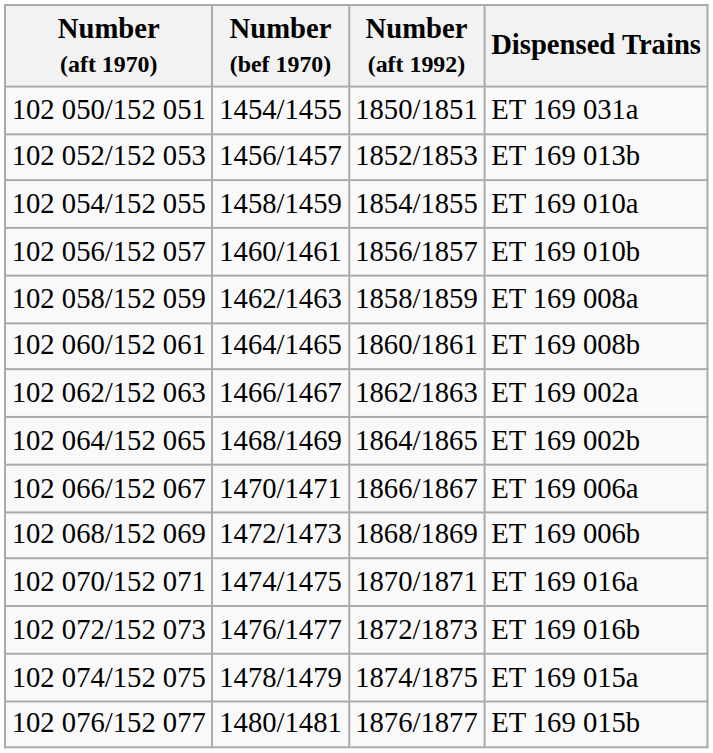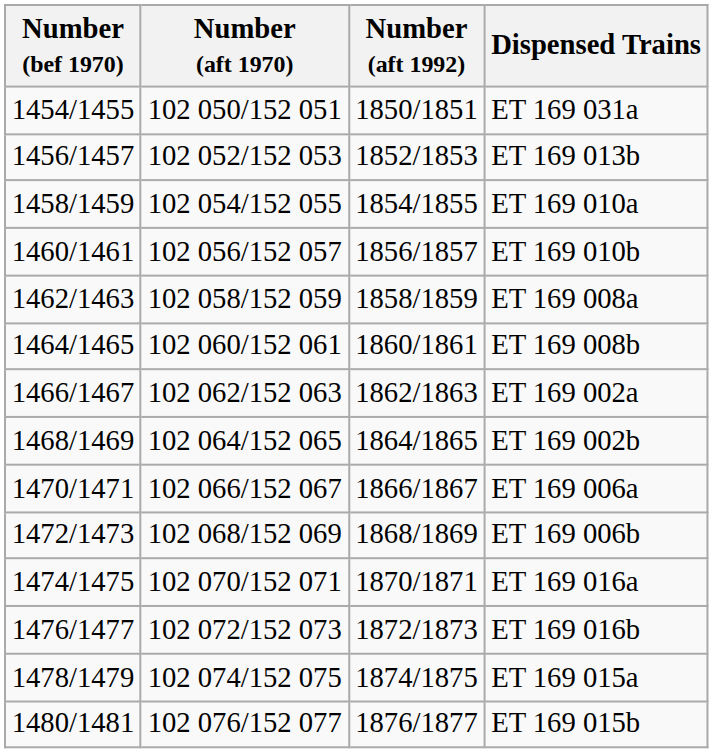columns swapped: (281, 45) <-> (109, 45)
